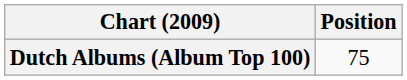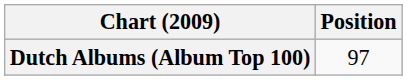(359, 57) 75 -> (359, 57) 97
